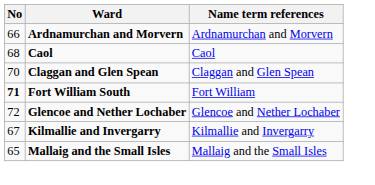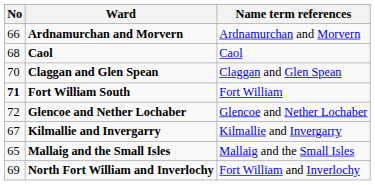+ row: (121, 170)
